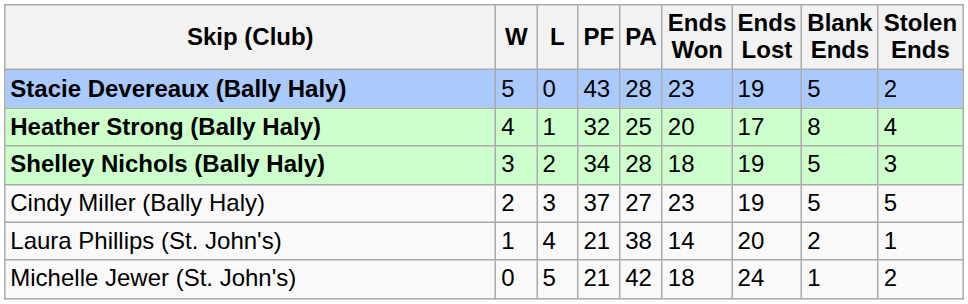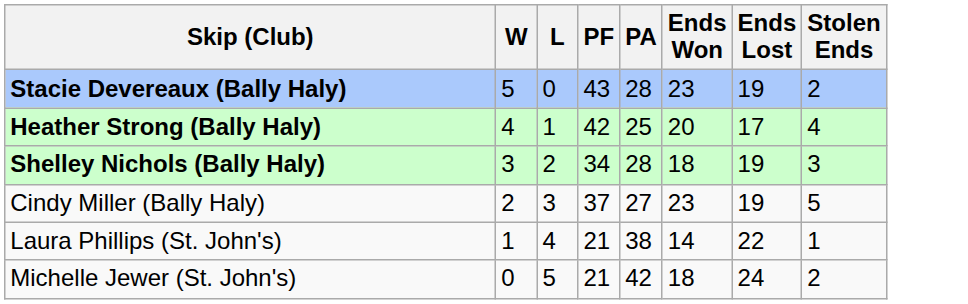- column: (840, 37)
(597, 126) 32 -> (597, 126) 42
(751, 240) 20 -> (751, 240) 22
